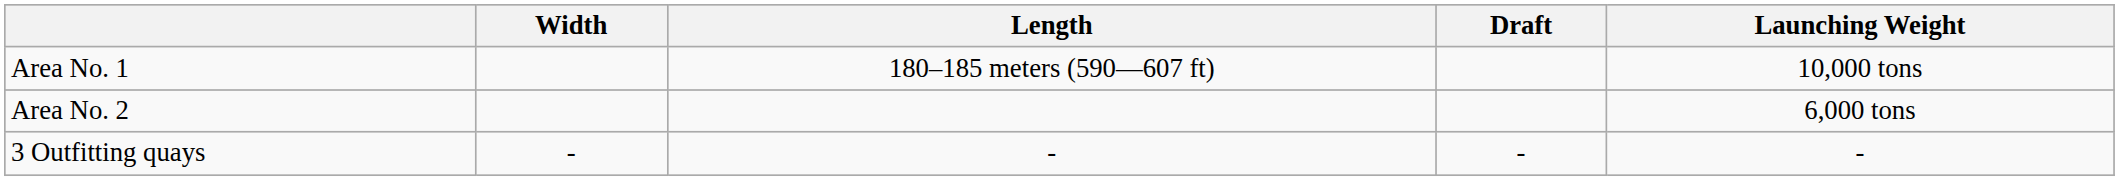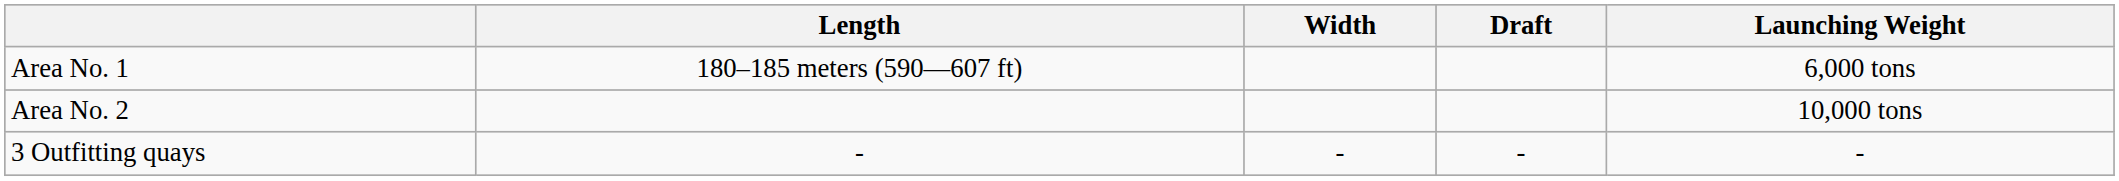columns swapped: (1052, 25) <-> (571, 25)
(1860, 68) 10,000 tons -> (1860, 68) 6,000 tons
(1860, 110) 6,000 tons -> (1860, 110) 10,000 tons
